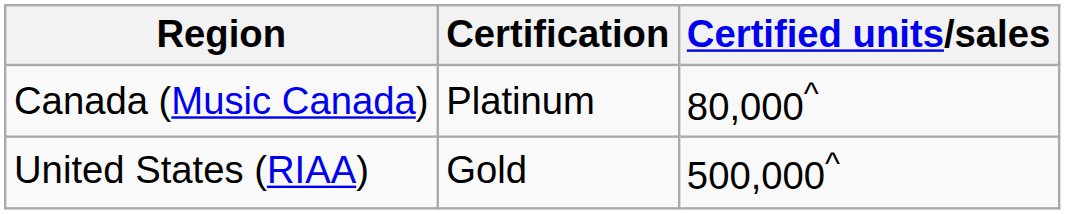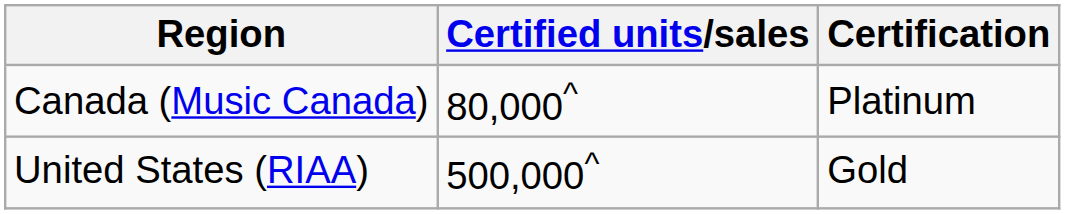columns swapped: (558, 34) <-> (869, 34)
